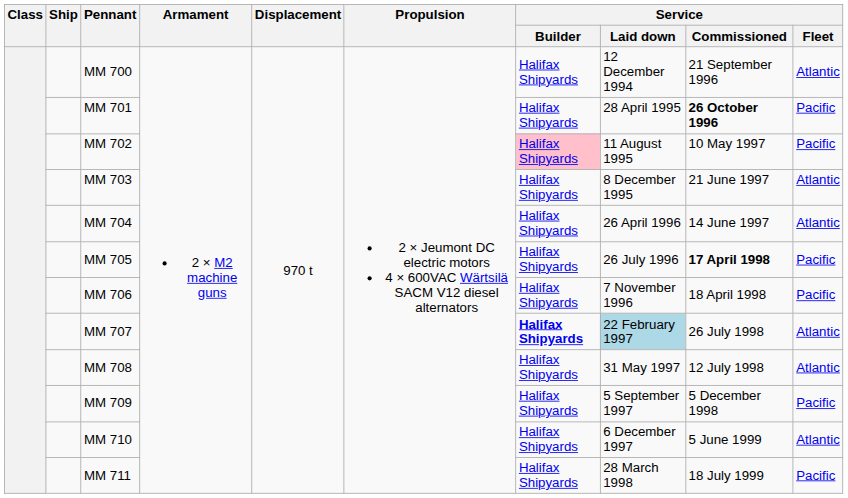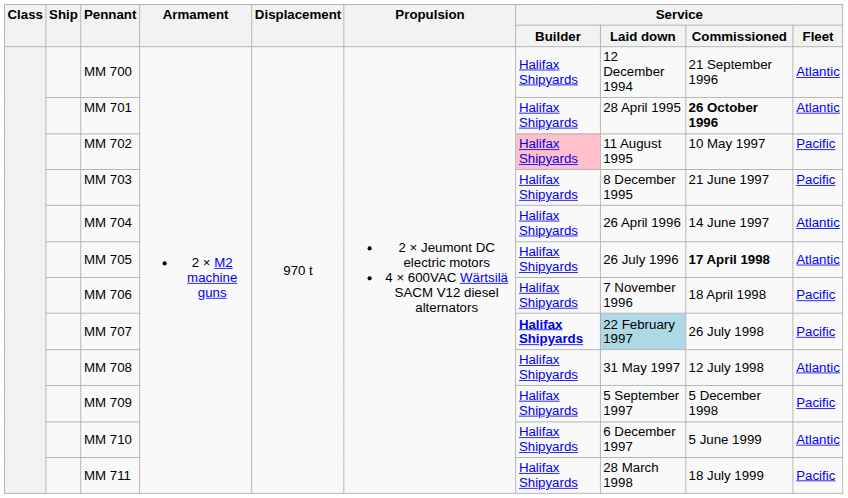(816, 108) Pacific -> (818, 108) Atlantic
(818, 180) Atlantic -> (816, 180) Pacific
(816, 259) Pacific -> (818, 259) Atlantic
(818, 331) Atlantic -> (816, 331) Pacific
